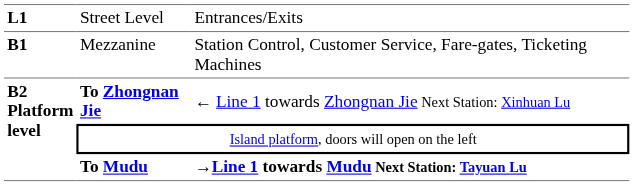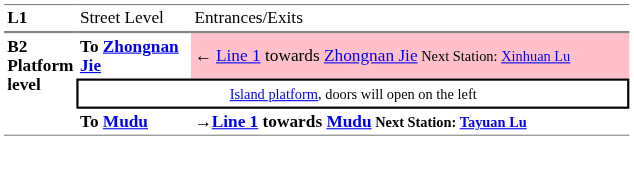- row: (118, 44)
(382, 101) no background -> (382, 55) pink background
